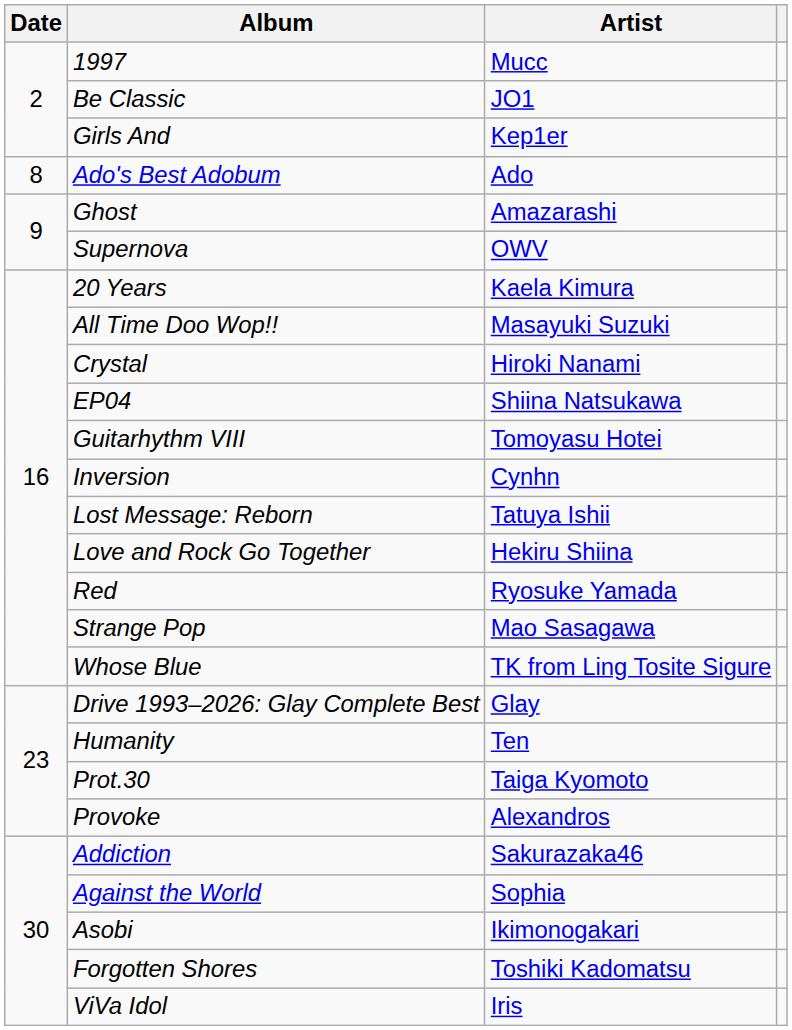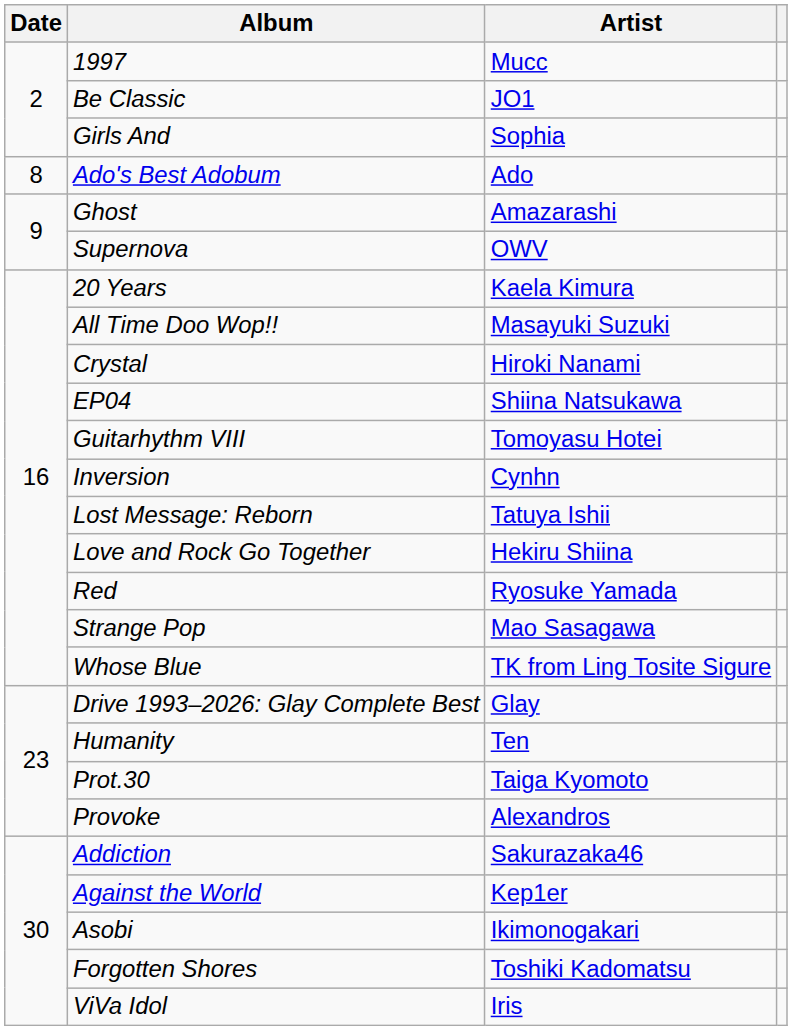(529, 136) Kep1er -> (528, 136) Sophia
(528, 893) Sophia -> (529, 893) Kep1er
